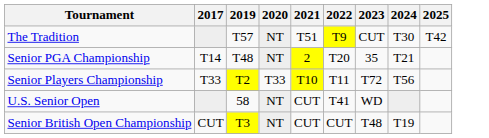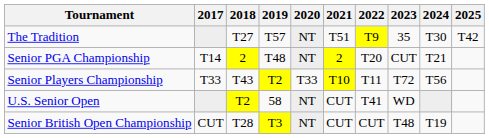+ column: (243, 15)
(372, 37) CUT -> (404, 37) 35
(372, 58) 35 -> (404, 58) CUT
